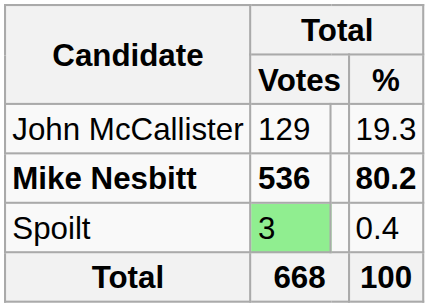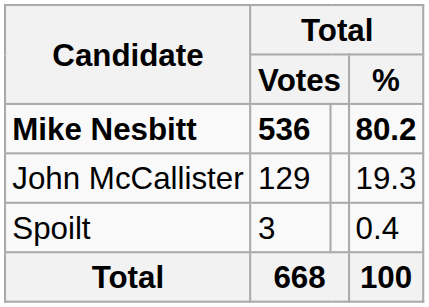rows swapped: (104, 179) <-> (128, 129)
(267, 228) lightgreen background -> (267, 228) no background
